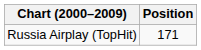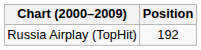(168, 34) 171 -> (168, 34) 192
